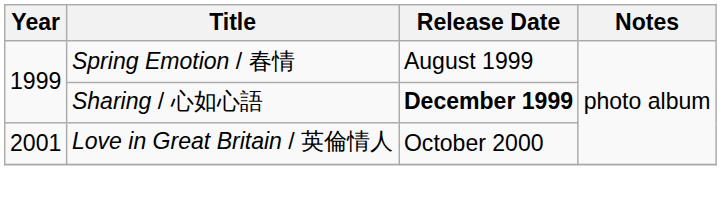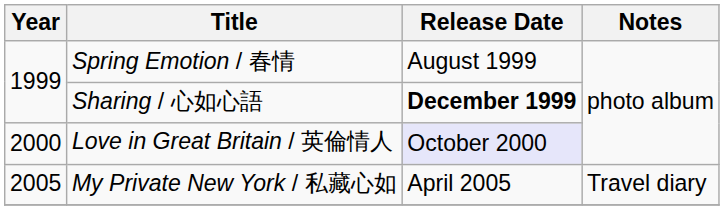(36, 143) 2001 -> (36, 143) 2000
(474, 143) no background -> (477, 143) lavender background
+ row: (234, 183)
